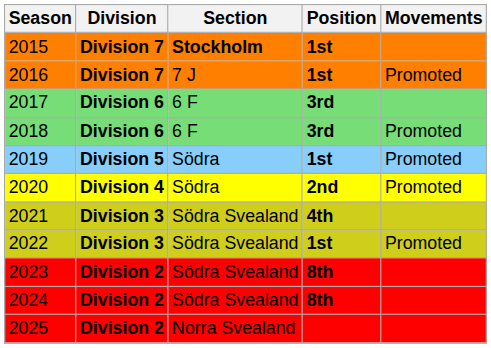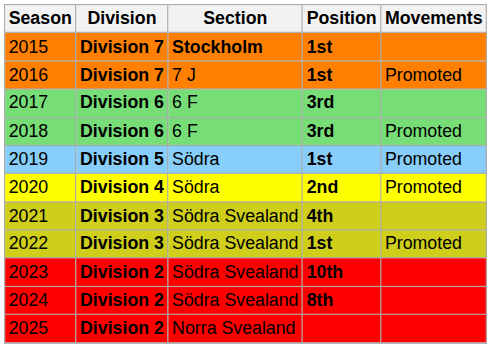(320, 272) 8th -> (325, 272) 10th
